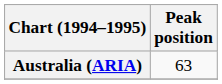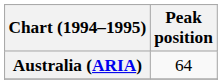(184, 65) 63 -> (184, 65) 64
